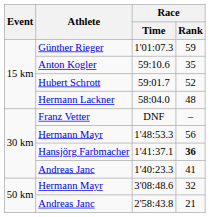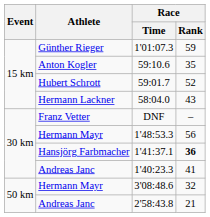(191, 100) 48 -> (191, 100) 43
